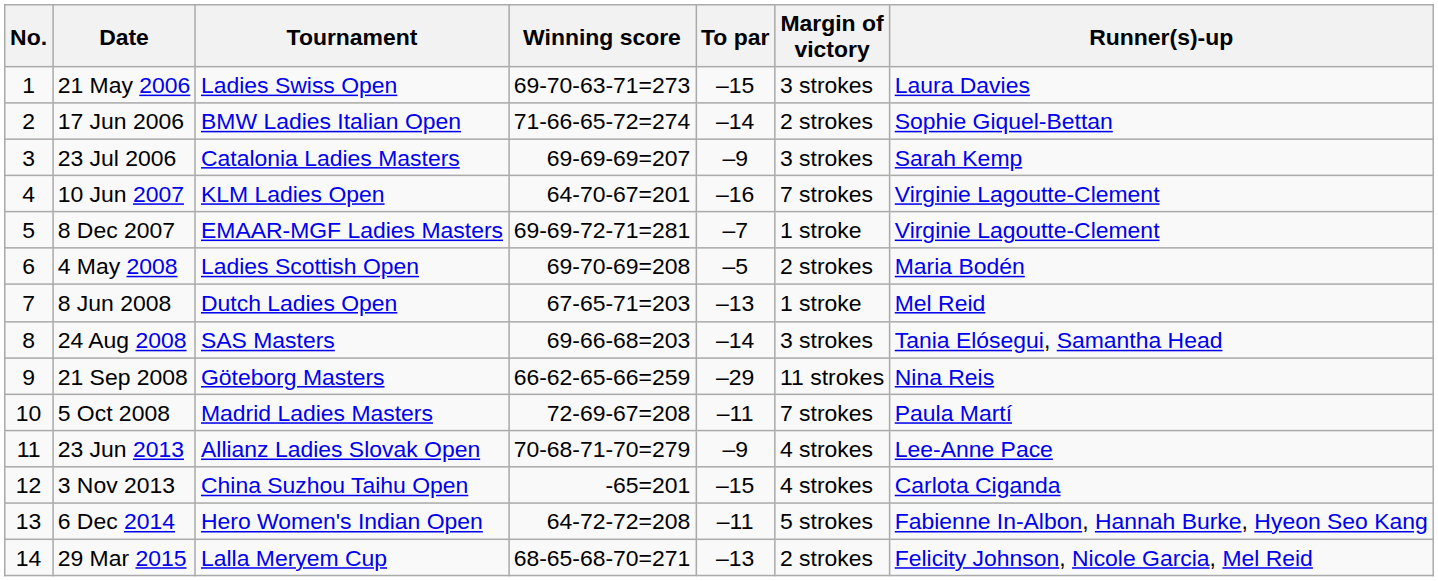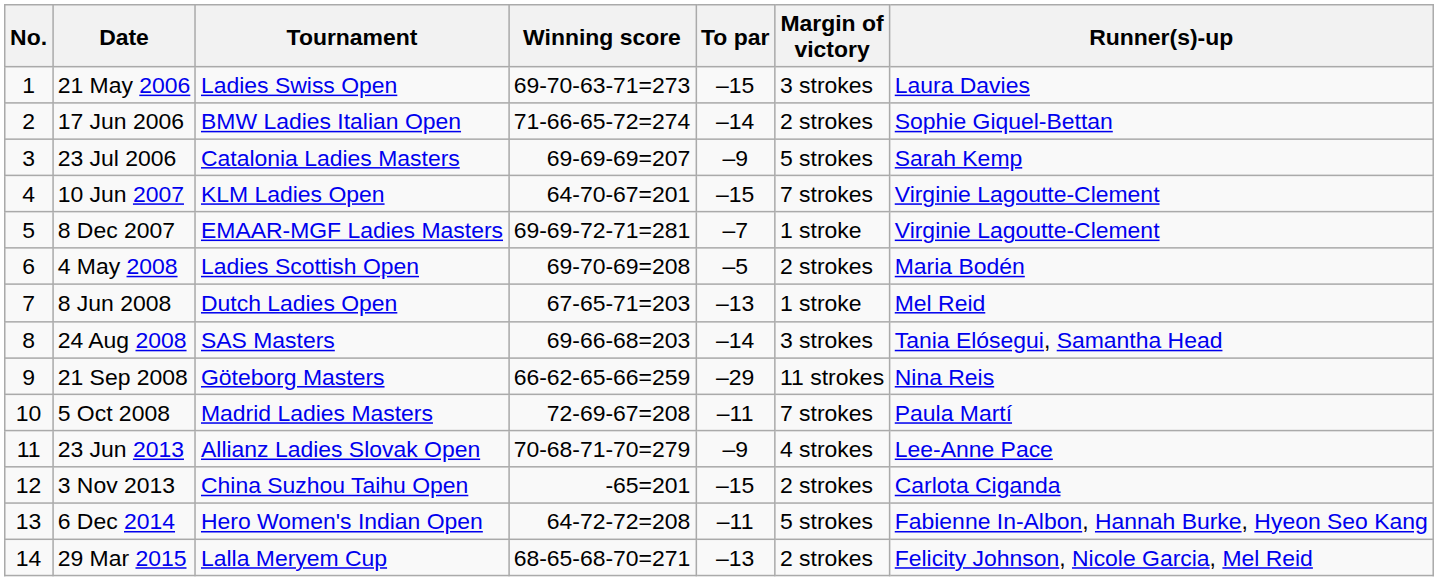(827, 158) 3 strokes -> (827, 158) 5 strokes
(735, 194) –16 -> (735, 194) –15
(827, 485) 4 strokes -> (827, 485) 2 strokes
